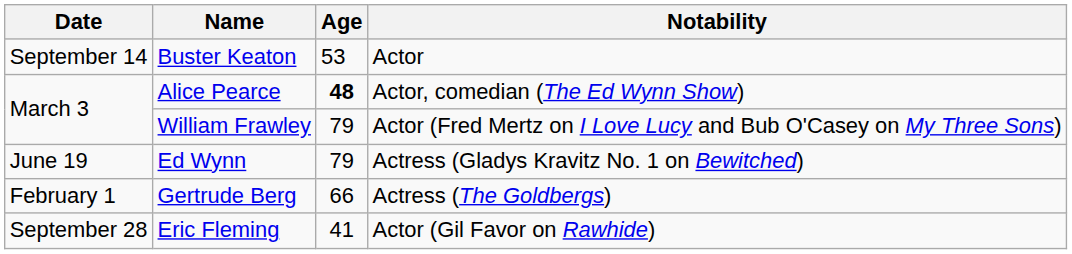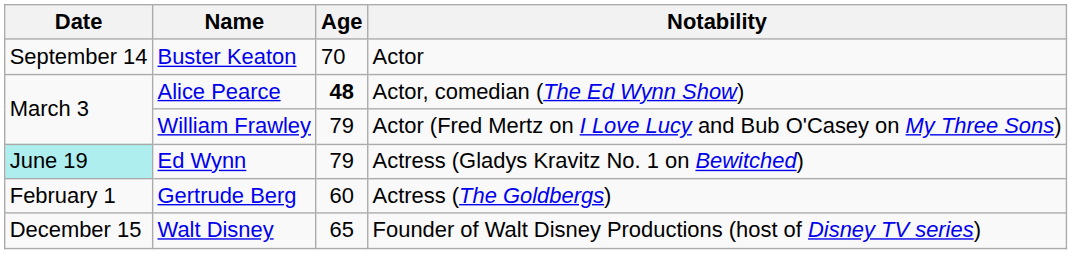(333, 56) 53 -> (333, 56) 70
(49, 160) no background -> (49, 160) paleturquoise background
(342, 195) 66 -> (342, 195) 60
- row: (218, 230)
+ row: (216, 230)
